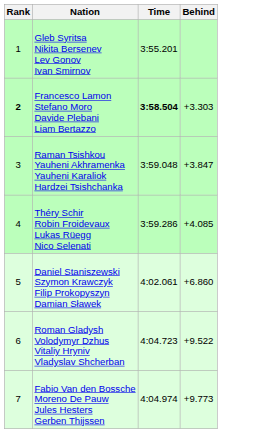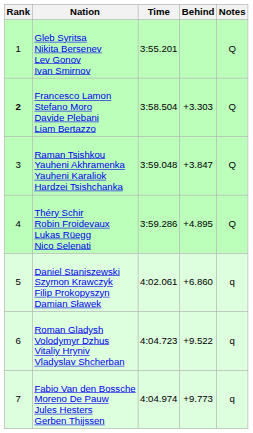+ column: (232, 12)
(159, 107) bold -> (159, 107) normal
(199, 224) +4.085 -> (198, 224) +4.895
